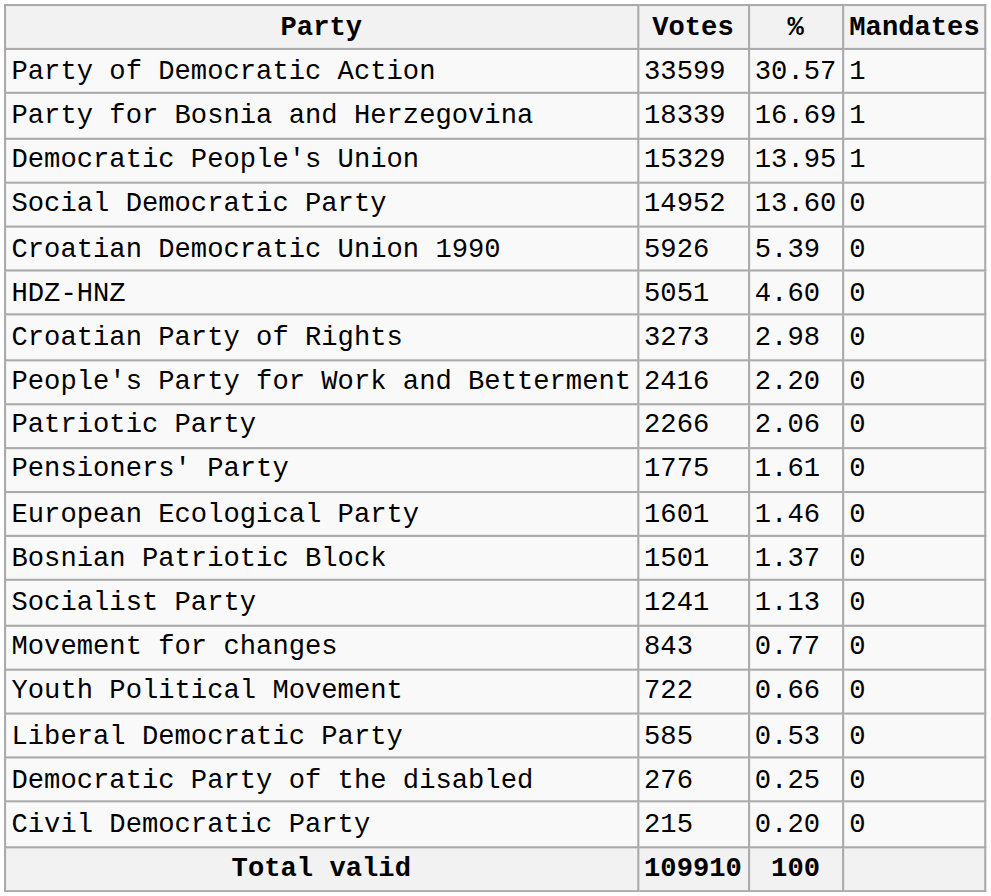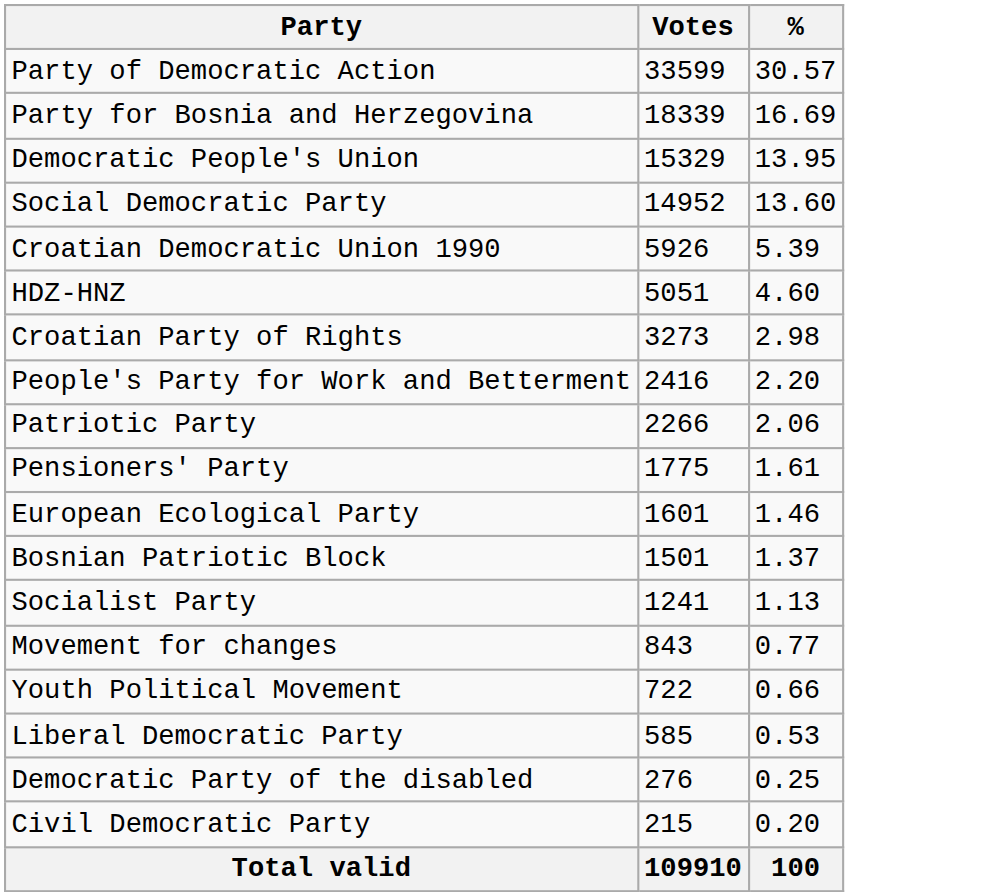- column: (915, 27)
